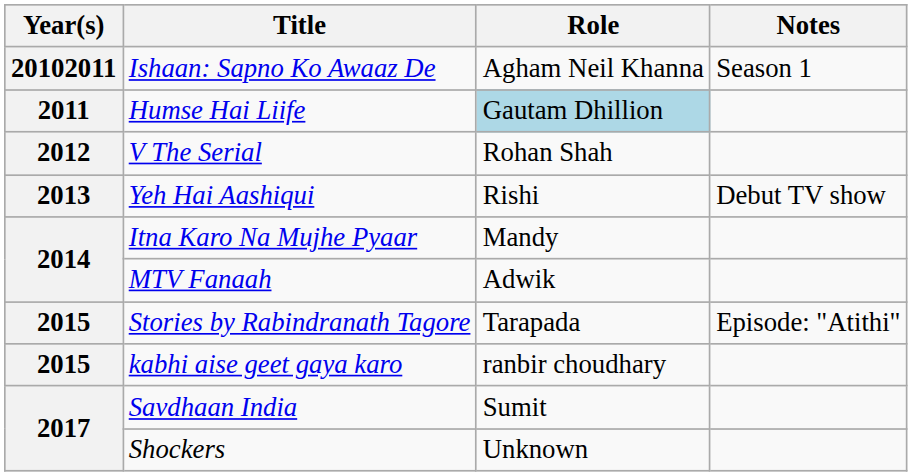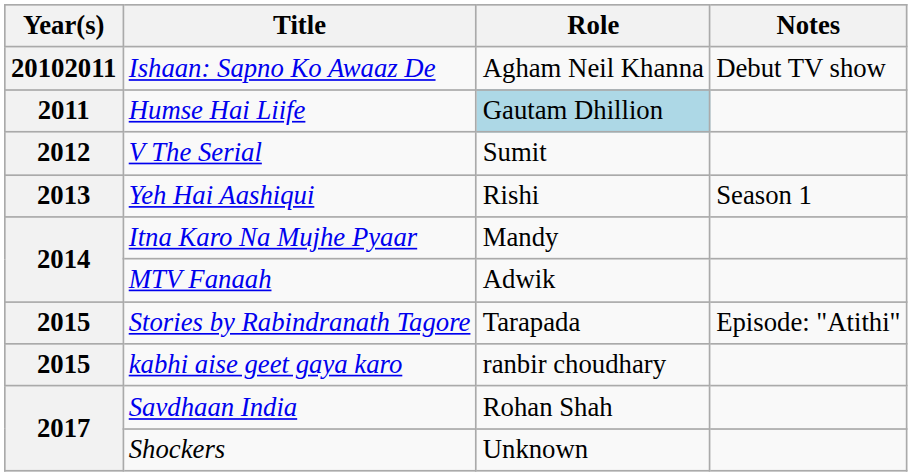(764, 68) Season 1 -> (801, 68) Debut TV show
(548, 152) Rohan Shah -> (515, 152) Sumit
(801, 195) Debut TV show -> (764, 195) Season 1
(515, 407) Sumit -> (548, 407) Rohan Shah
